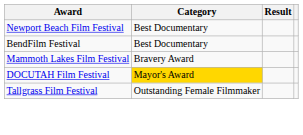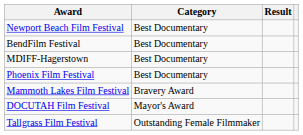+ row: (47, 59)
+ row: (50, 75)
(164, 75) gold background -> (164, 106) no background
